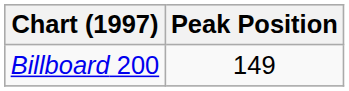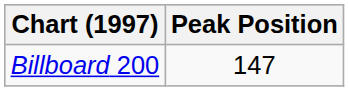(254, 65) 149 -> (254, 65) 147
